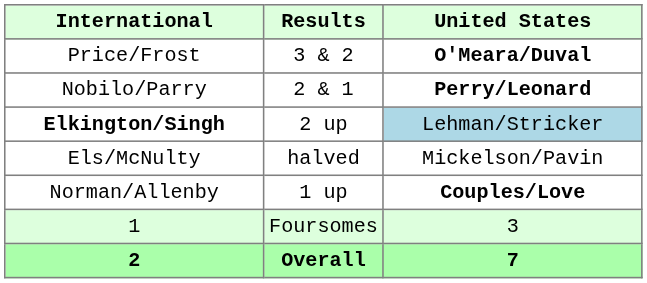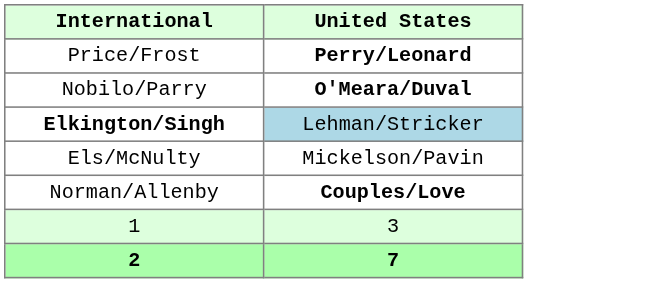- column: (323, 22)
(513, 56) O'Meara/Duval -> (393, 56) Perry/Leonard
(513, 90) Perry/Leonard -> (393, 90) O'Meara/Duval
